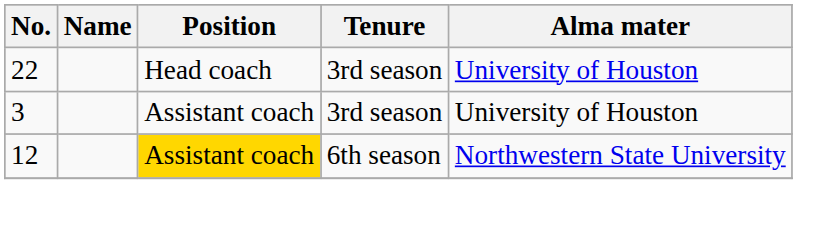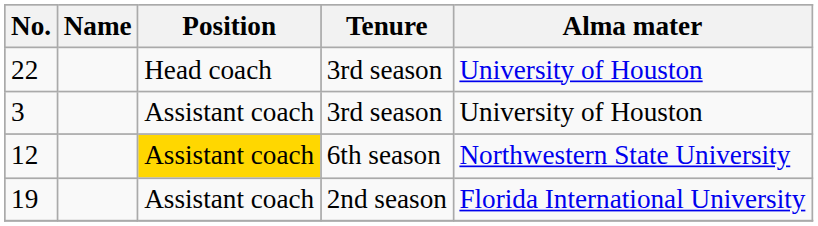+ row: (25, 198)
